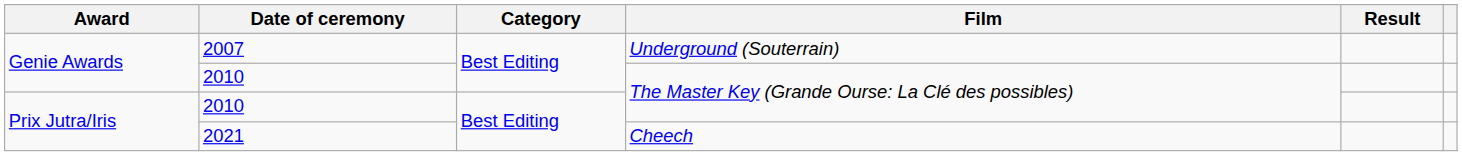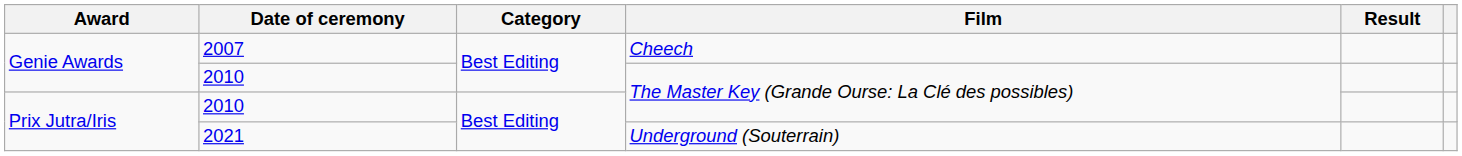(734, 48) Underground (Souterrain) -> (661, 48) Cheech
(661, 135) Cheech -> (734, 135) Underground (Souterrain)
